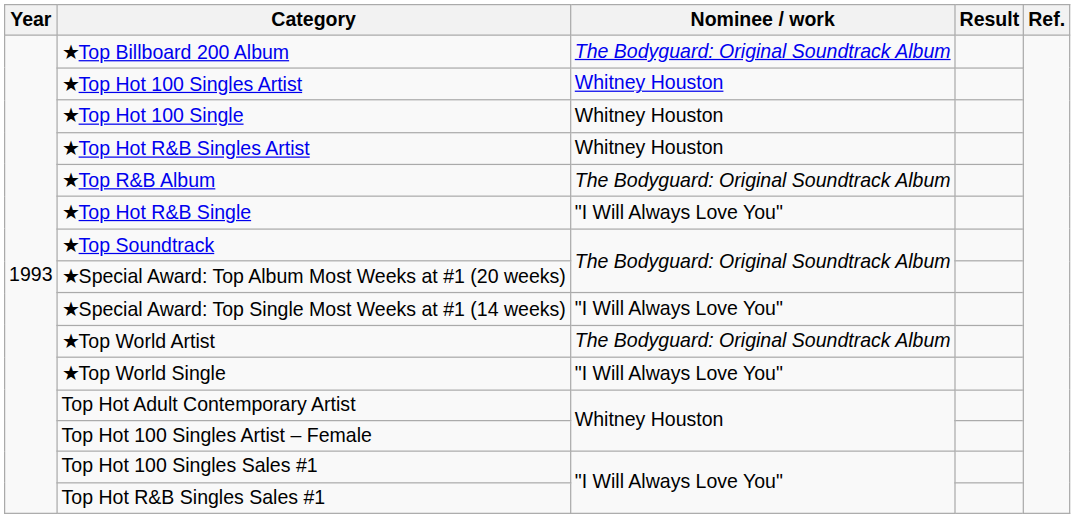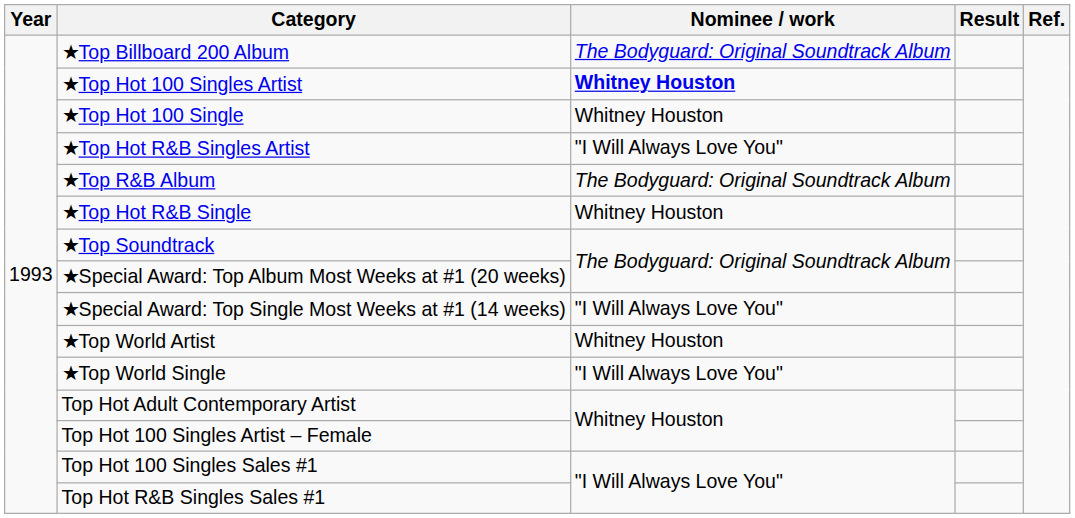(649, 83) normal -> (655, 83) bold
(649, 148) Whitney Houston -> (679, 148) "I Will Always Love You"
(679, 212) "I Will Always Love You" -> (649, 212) Whitney Houston
(763, 341) The Bodyguard: Original Soundtrack Album -> (649, 341) Whitney Houston
